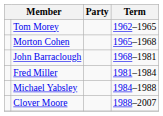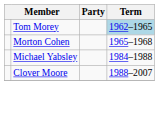(135, 27) no background -> (131, 27) lightblue background
- row: (47, 57)
- row: (35, 73)
